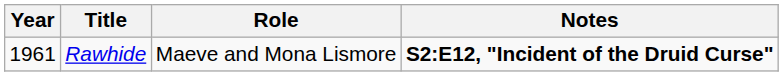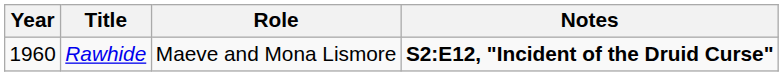(33, 53) 1961 -> (33, 53) 1960
